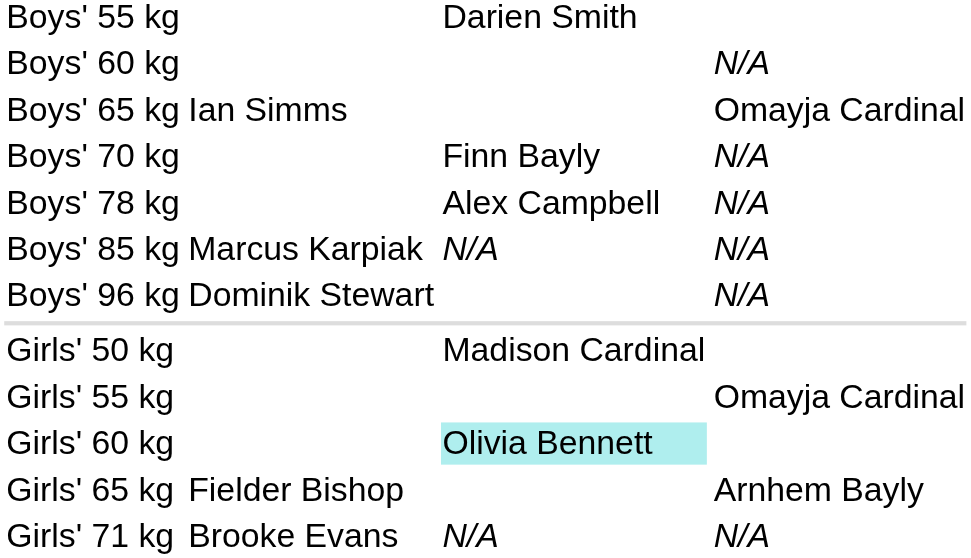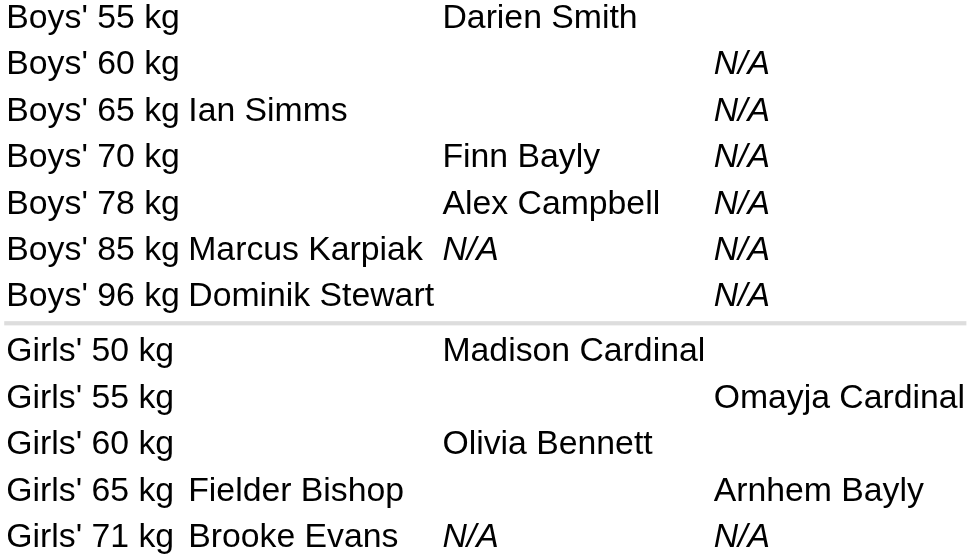(839, 109) Omayja Cardinal -> (742, 109) N/A
(548, 442) paleturquoise background -> (548, 442) no background
